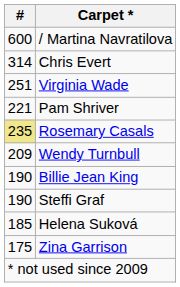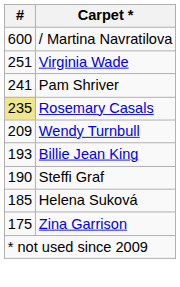- row: (75, 62)
(20, 108) 221 -> (20, 85) 241
(20, 177) 190 -> (20, 154) 193
